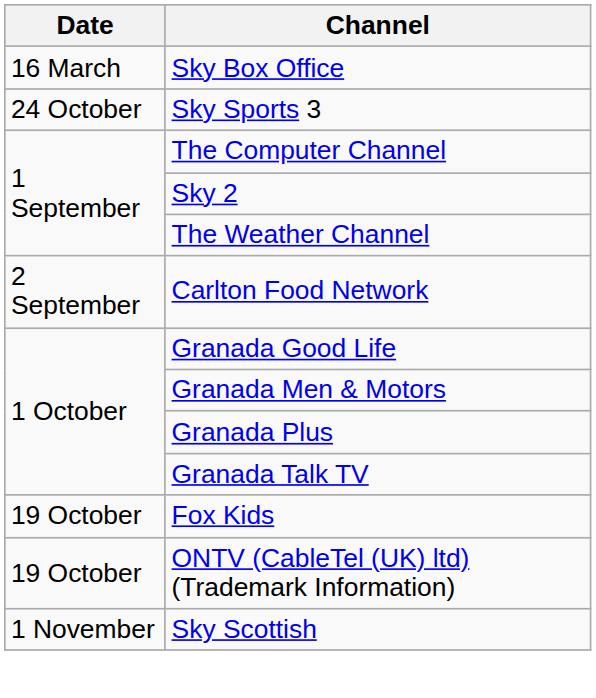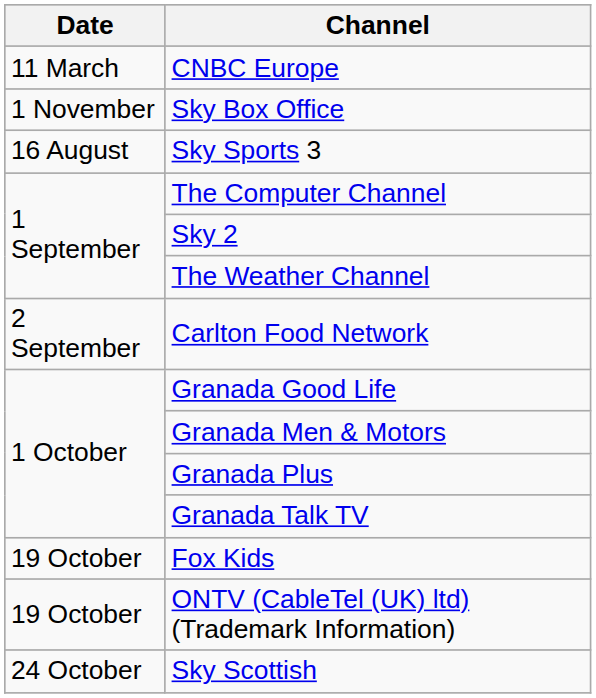+ row: (255, 67)
(66, 67) 16 March -> (83, 109) 1 November
(76, 109) 24 October -> (70, 151) 16 August
(83, 629) 1 November -> (76, 670) 24 October
